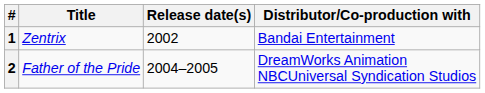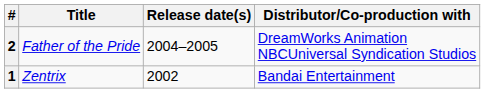rows swapped: (12, 38) <-> (12, 68)
